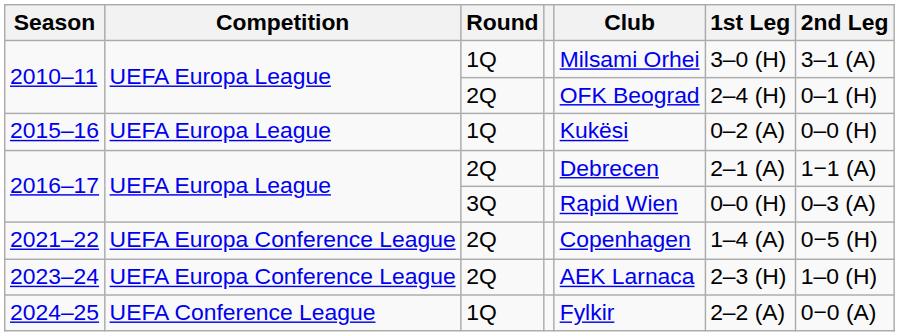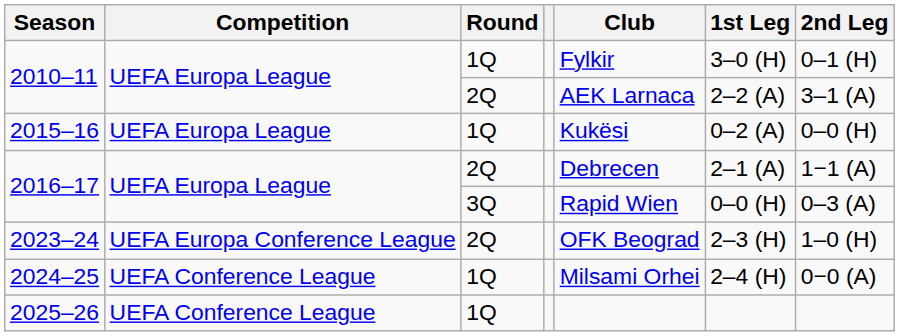(630, 58) Milsami Orhei -> (587, 58) Fylkir
(838, 58) 3–1 (A) -> (839, 58) 0–1 (H)
(630, 95) OFK Beograd -> (627, 95) AEK Larnaca
(748, 95) 2–4 (H) -> (748, 95) 2–2 (A)
(839, 95) 0–1 (H) -> (838, 95) 3–1 (A)
- row: (55, 240)
(627, 276) AEK Larnaca -> (630, 240) OFK Beograd
(587, 312) Fylkir -> (630, 276) Milsami Orhei
(748, 312) 2–2 (A) -> (748, 276) 2–4 (H)
+ row: (55, 312)
